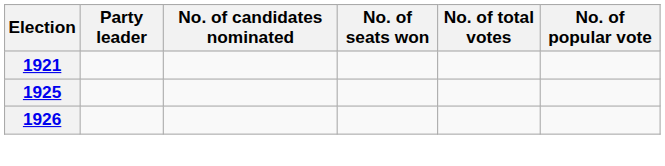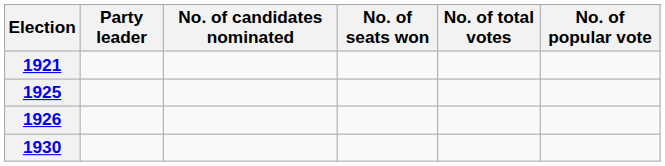+ row: (42, 147)
